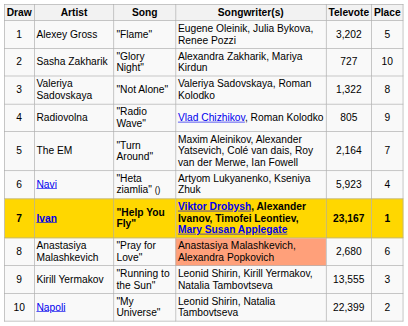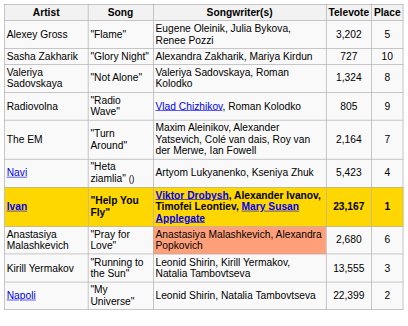- column: (19, 12)
(349, 90) 1,322 -> (349, 78) 1,324
(349, 184) 5,923 -> (349, 173) 5,423
